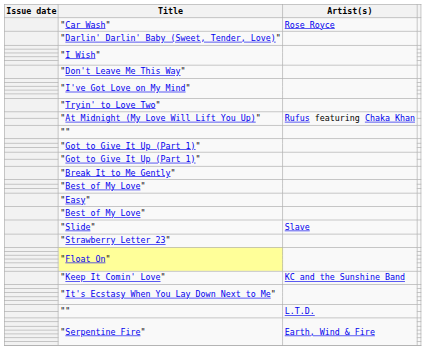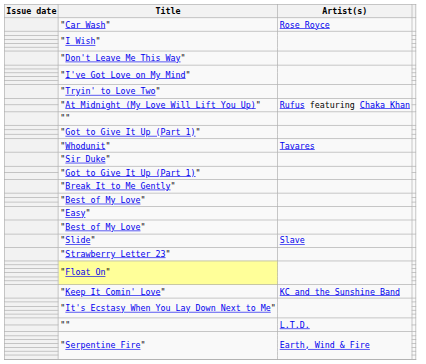- row: (171, 38)
+ row: (85, 146)
+ row: (85, 159)
